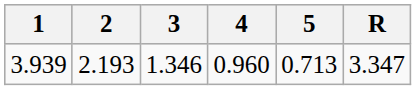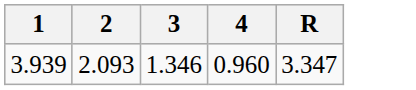- column: (309, 24)
(106, 63) 2.193 -> (106, 63) 2.093
